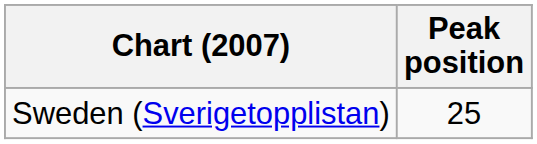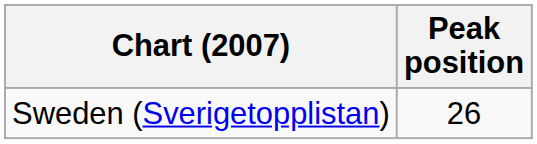(464, 112) 25 -> (464, 112) 26
